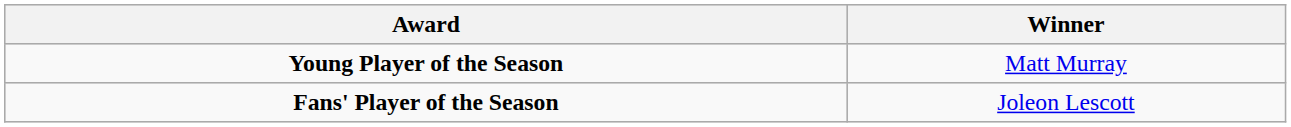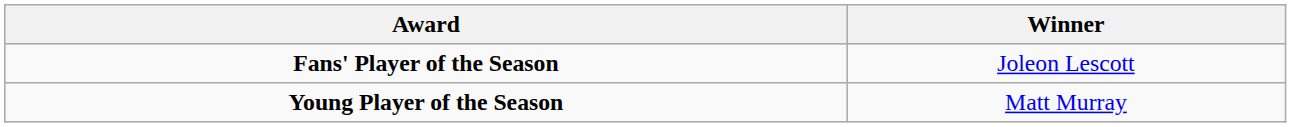rows swapped: (426, 102) <-> (426, 63)
